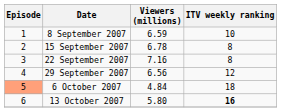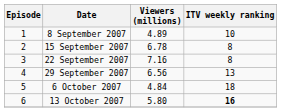(157, 34) 6.59 -> (157, 34) 4.89
(230, 74) 12 -> (230, 74) 13
(24, 87) lightsalmon background -> (24, 87) no background
